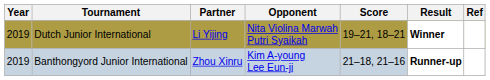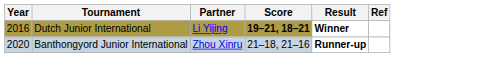- column: (293, 13)
(18, 35) 2019 -> (18, 29) 2016
(374, 35) normal -> (278, 29) bold
(18, 62) 2019 -> (18, 45) 2020
